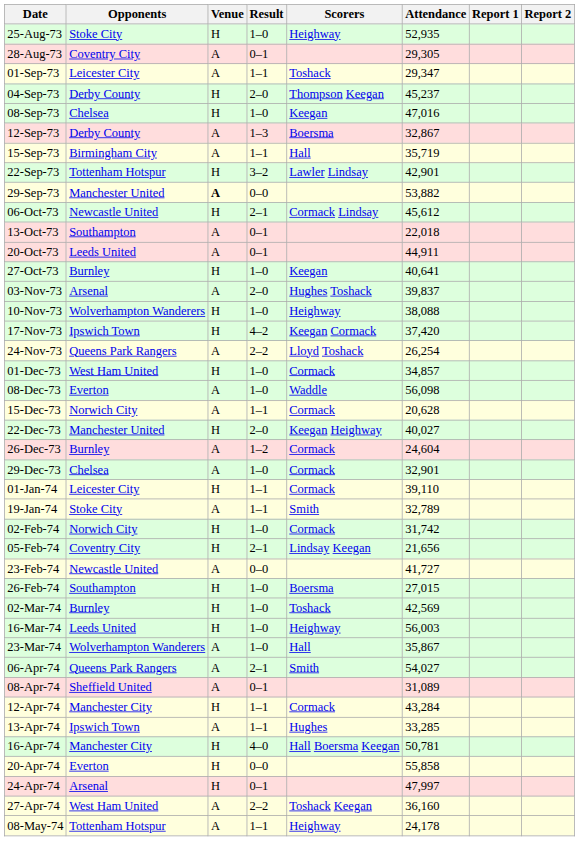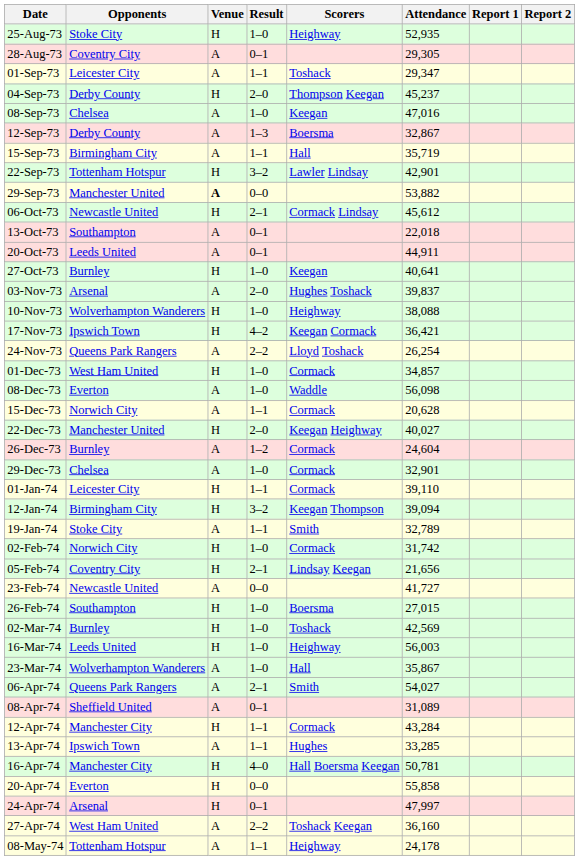(215, 113) H -> (215, 113) A
(422, 331) 37,420 -> (422, 331) 36,421
+ row: (32, 509)
